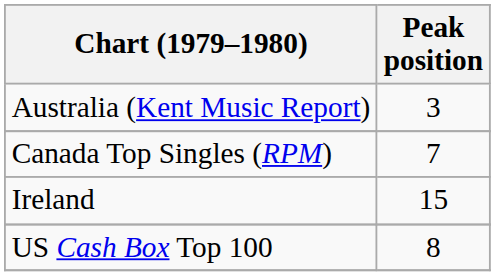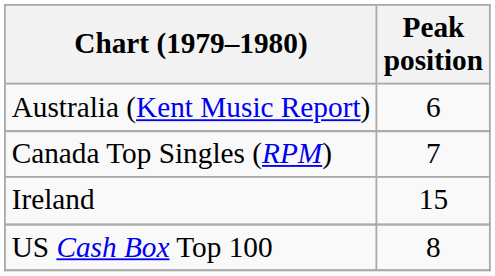(433, 107) 3 -> (433, 107) 6
